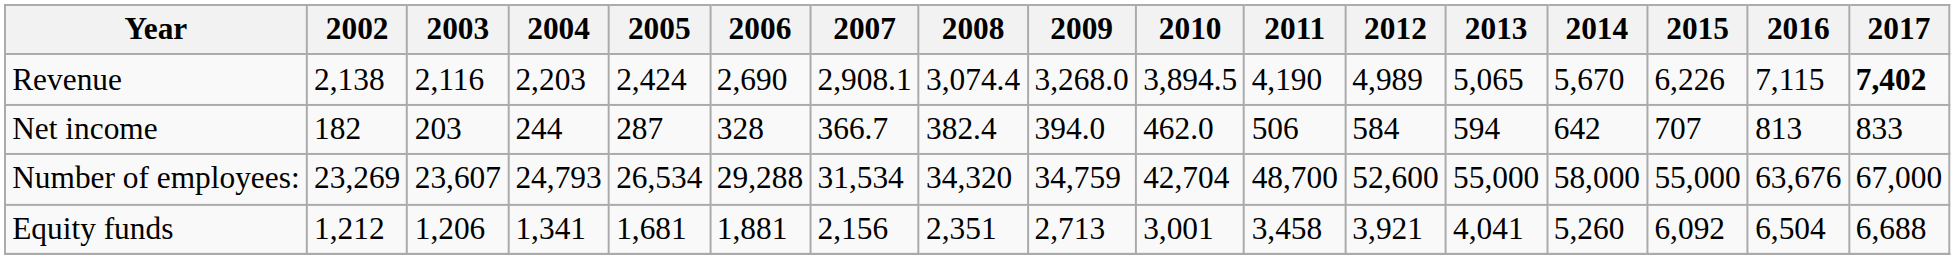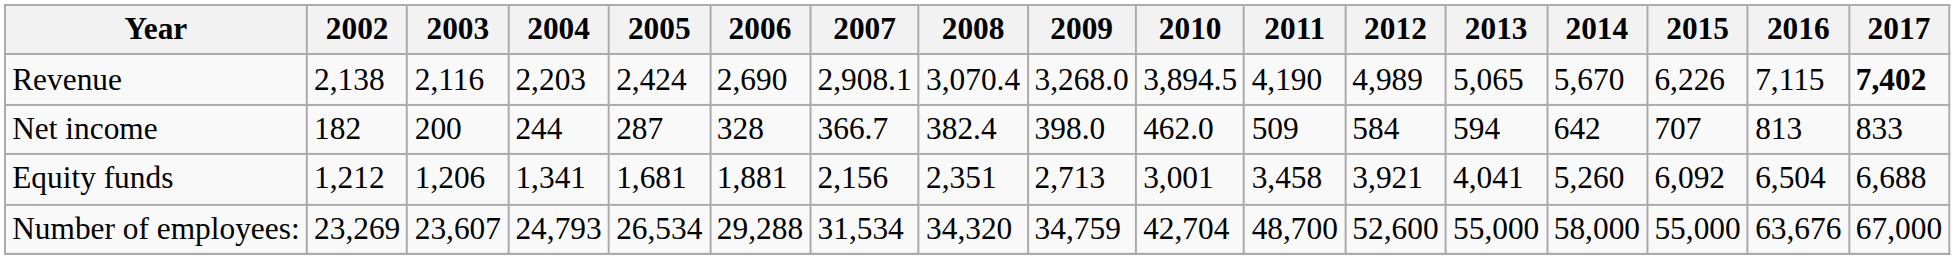(973, 79) 3,074.4 -> (973, 79) 3,070.4
(438, 128) 203 -> (438, 128) 200
(1070, 128) 394.0 -> (1070, 128) 398.0
(1275, 128) 506 -> (1275, 128) 509
rows swapped: (93, 228) <-> (156, 178)
